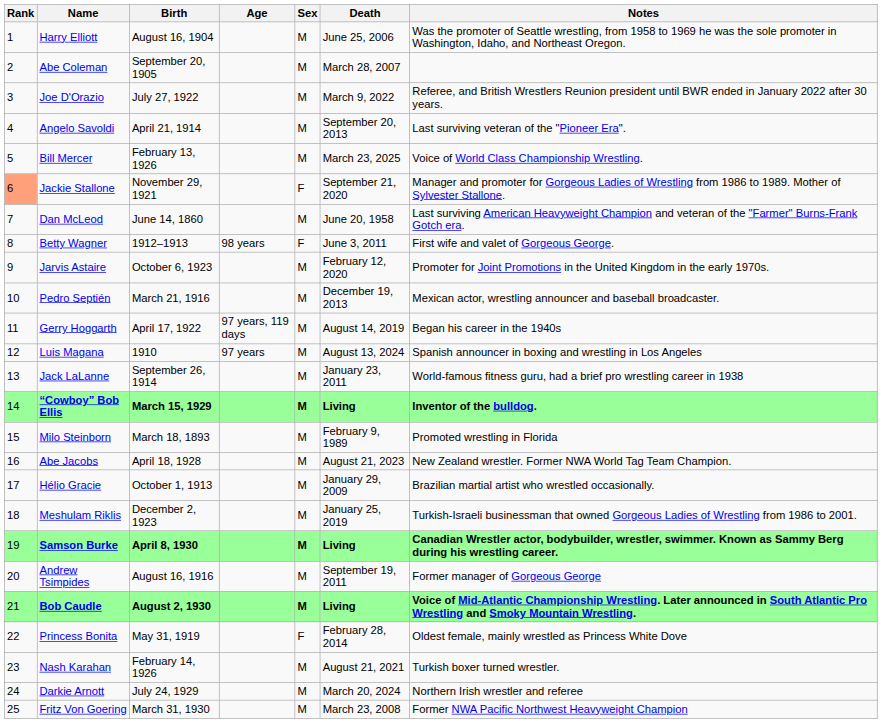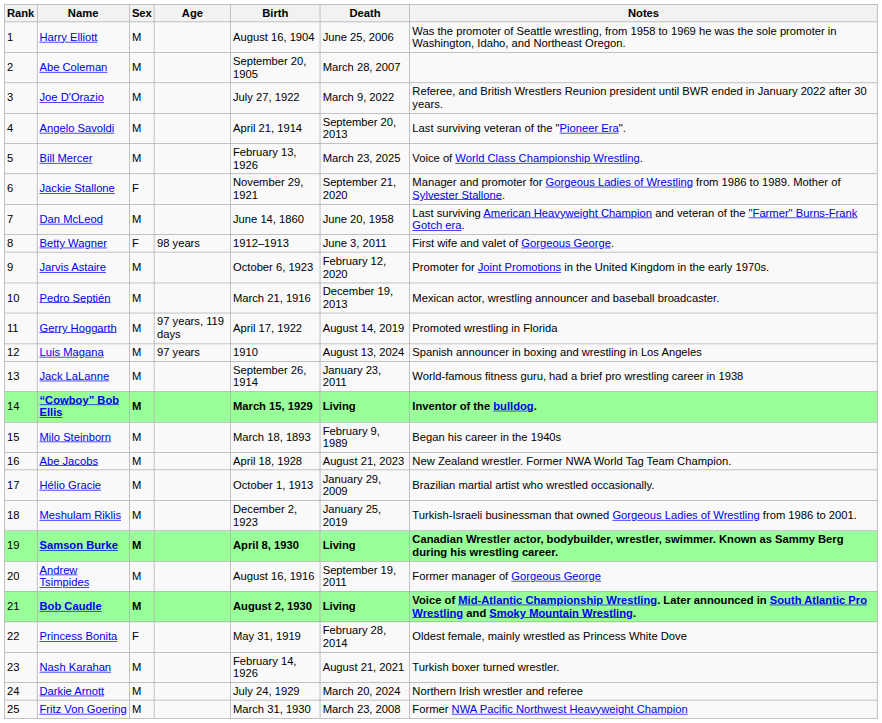columns swapped: (308, 13) <-> (174, 13)
(10, 189) lightsalmon background -> (10, 189) no background
(487, 328) Began his career in the 1940s -> (485, 328) Promoted wrestling in Florida
(485, 437) Promoted wrestling in Florida -> (487, 437) Began his career in the 1940s
